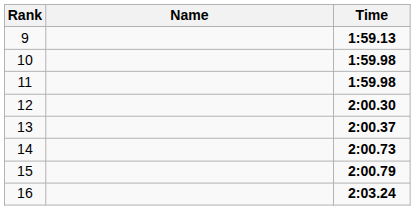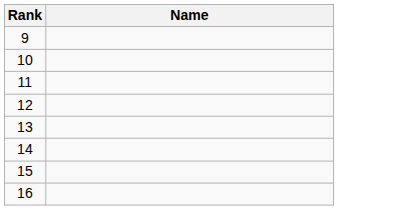- column: (372, 15)
